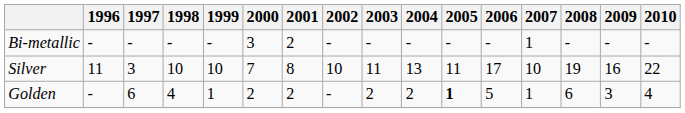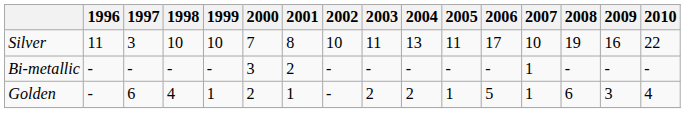rows swapped: (27, 68) <-> (44, 42)
(290, 94) 2 -> (290, 94) 1
(449, 94) bold -> (449, 94) normal
